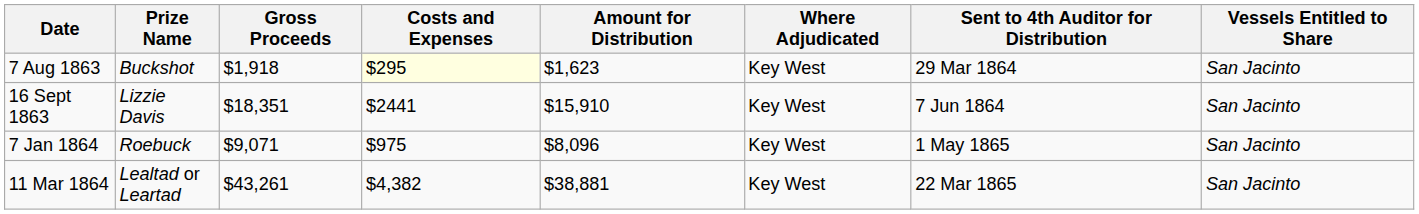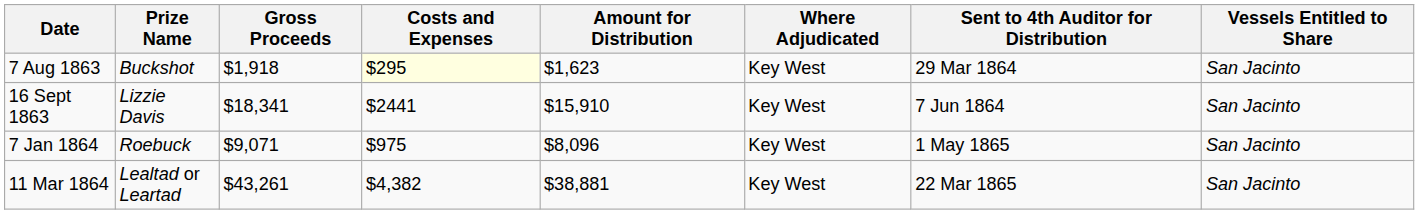(256, 106) $18,351 -> (256, 106) $18,341
